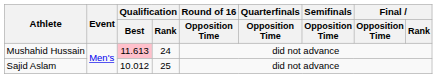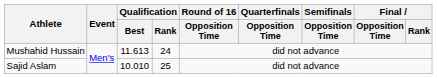(135, 51) pink background -> (135, 51) no background
(135, 66) 10.012 -> (135, 66) 10.010
